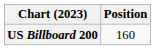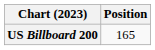(126, 34) 160 -> (126, 34) 165
